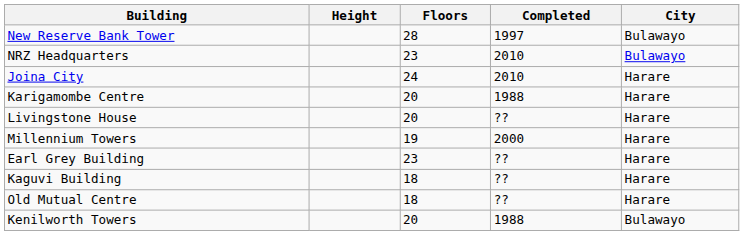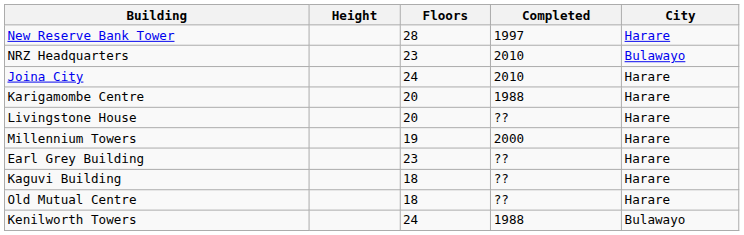(655, 35) Bulawayo -> (647, 35) Harare
(411, 220) 20 -> (411, 220) 24
